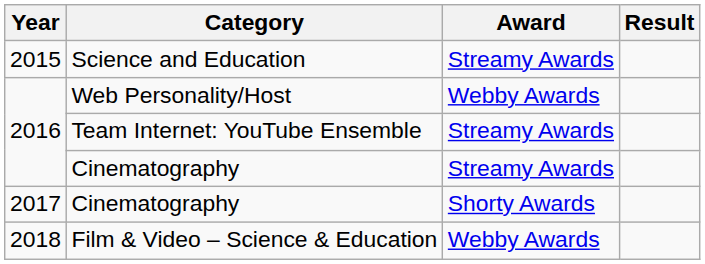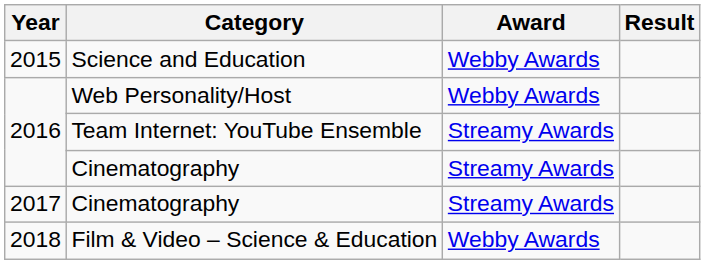(531, 58) Streamy Awards -> (524, 58) Webby Awards
(521, 204) Shorty Awards -> (531, 204) Streamy Awards
